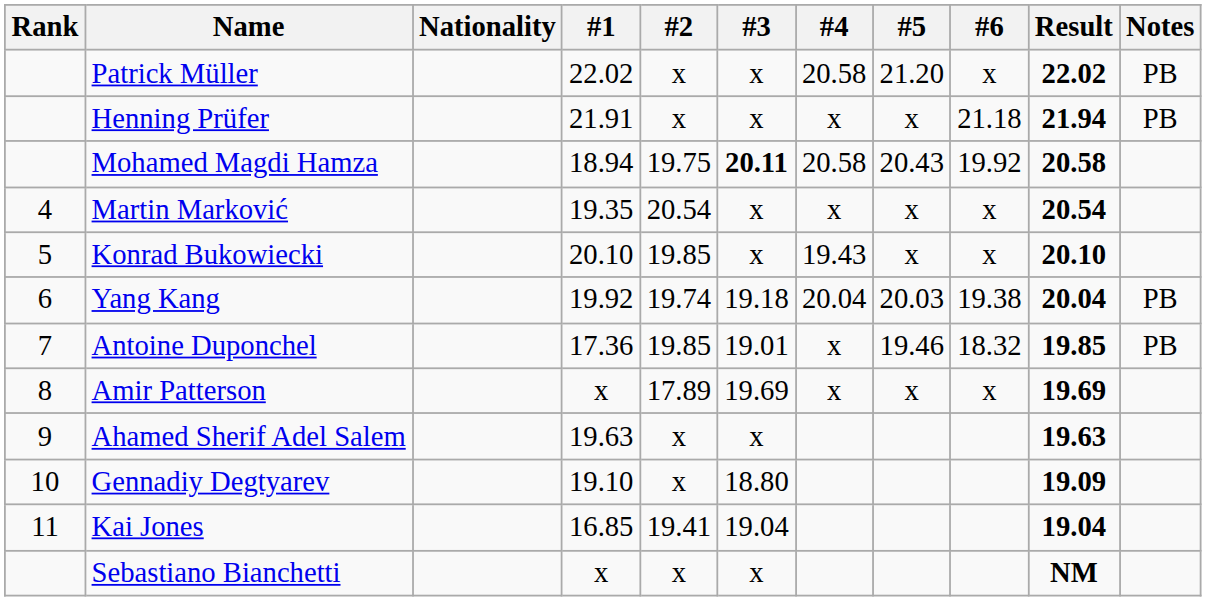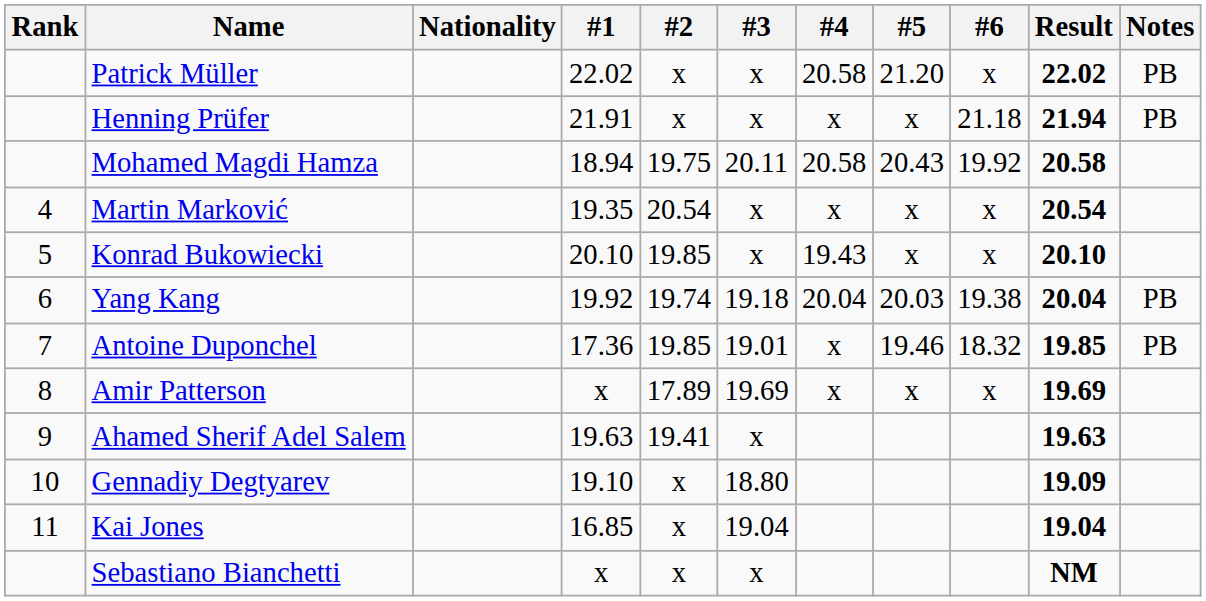(756, 163) bold -> (756, 163) normal
(679, 436) x -> (679, 436) 19.41
(679, 526) 19.41 -> (679, 526) x
